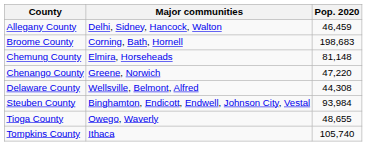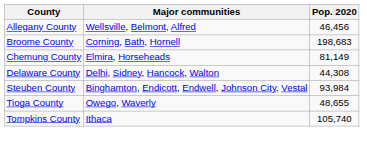(155, 27) Delhi, Sidney, Hancock, Walton -> (141, 27) Wellsville, Belmont, Alfred
(337, 27) 46,459 -> (334, 27) 46,456
(337, 57) 81,148 -> (334, 57) 81,149
- row: (45, 73)
(143, 88) Wellsville, Belmont, Alfred -> (152, 73) Delhi, Sidney, Hancock, Walton
